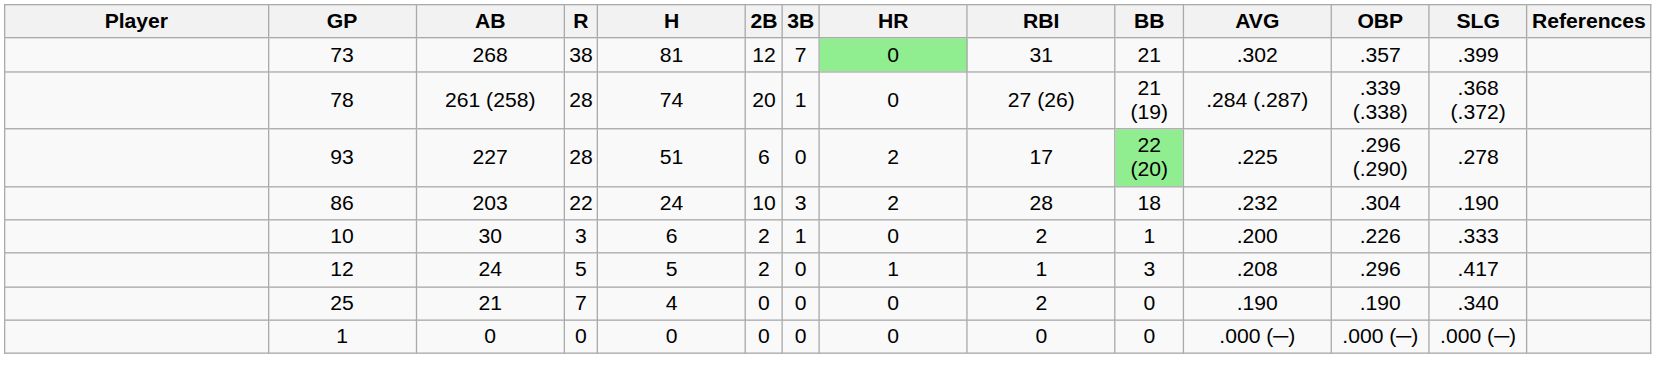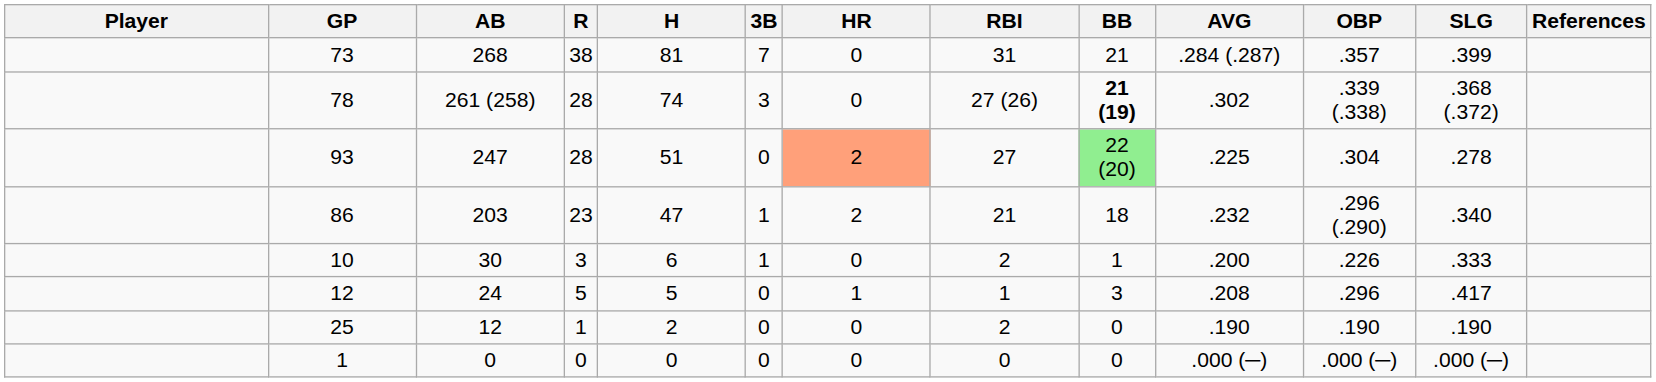- column: (764, 21)
(893, 54) lightgreen background -> (856, 54) no background
(1257, 54) .302 -> (1229, 54) .284 (.287)
(801, 100) 1 -> (764, 100) 3
(1149, 100) normal -> (1117, 100) bold
(1257, 100) .284 (.287) -> (1229, 100) .302
(490, 157) 227 -> (490, 157) 247
(893, 157) no background -> (856, 157) lightsalmon background
(1041, 157) 17 -> (1005, 157) 27
(1380, 157) .296 (.290) -> (1359, 157) .304
(581, 202) 22 -> (581, 214) 23
(672, 202) 24 -> (672, 214) 47
(801, 202) 3 -> (764, 214) 1
(1041, 202) 28 -> (1005, 214) 21
(1380, 202) .304 -> (1359, 214) .296 (.290)
(1478, 202) .190 -> (1471, 214) .340
(490, 303) 21 -> (490, 326) 12
(581, 303) 7 -> (581, 326) 1
(672, 303) 4 -> (672, 326) 2
(1478, 303) .340 -> (1471, 326) .190
